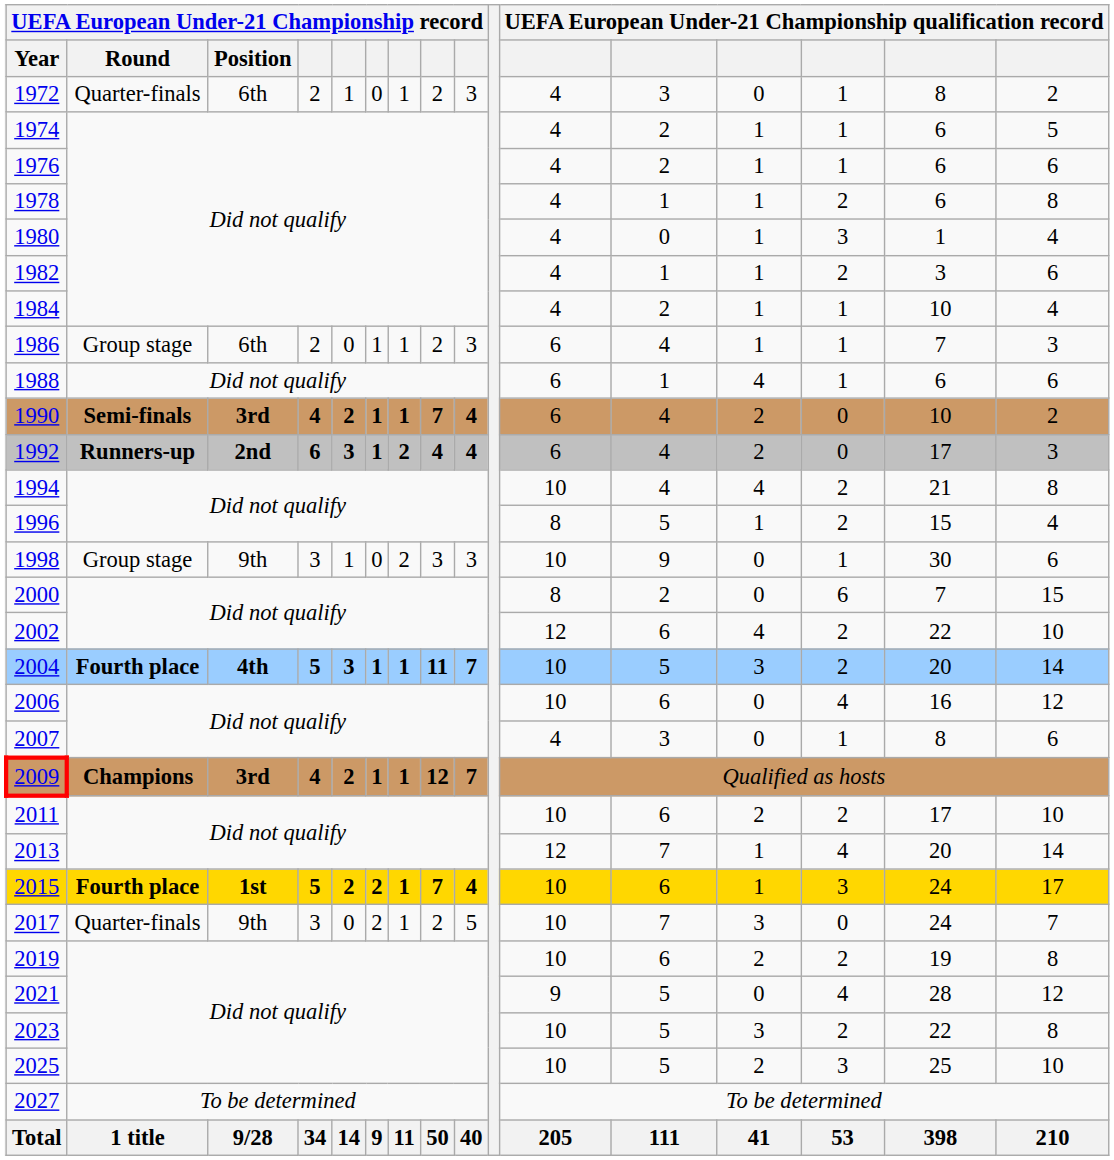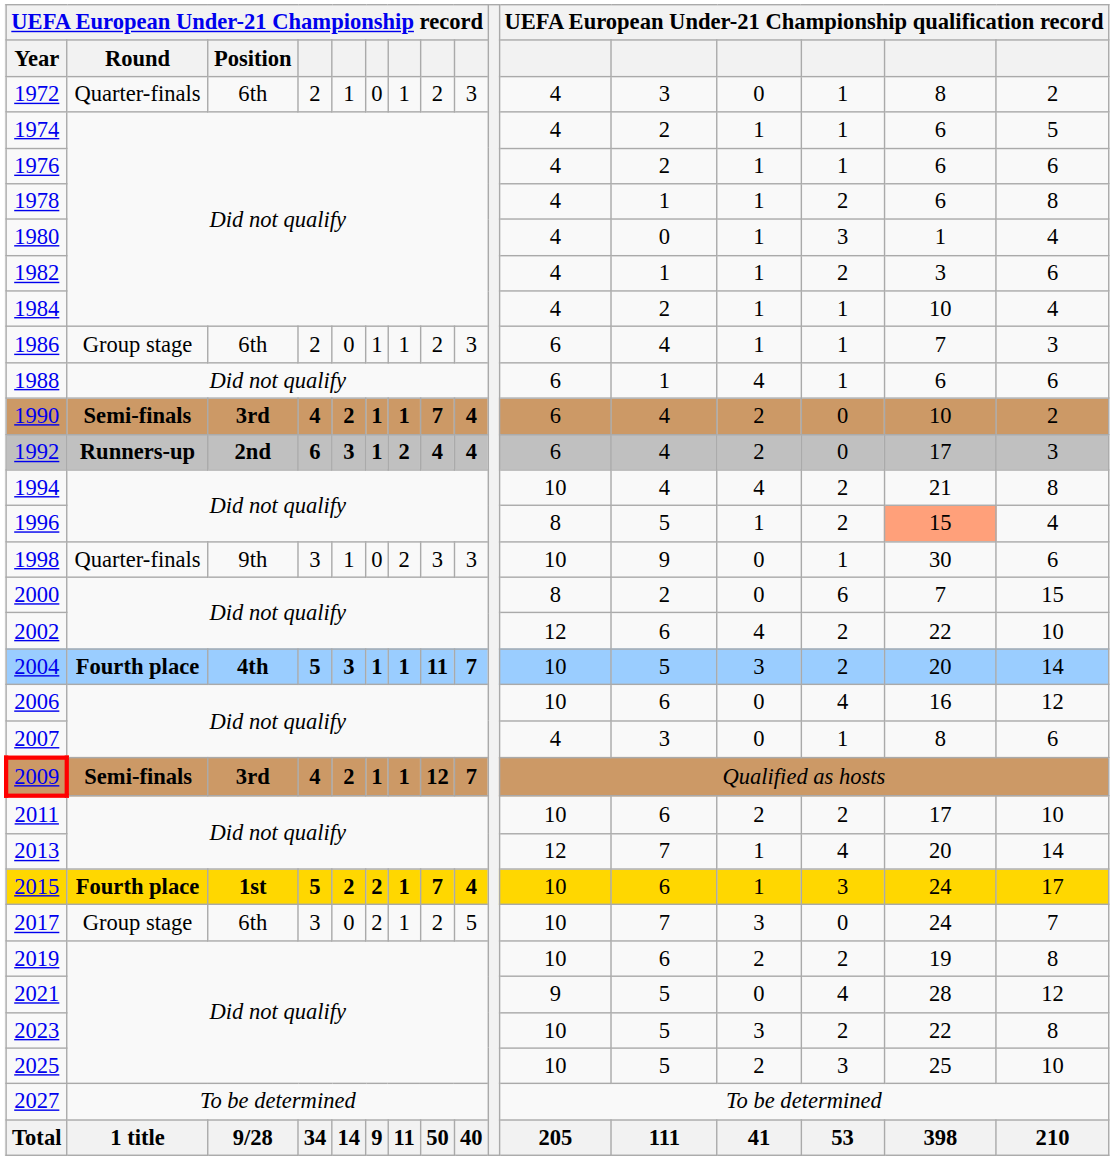(940, 523) no background -> (940, 523) lightsalmon background
(137, 559) Group stage -> (137, 559) Quarter-finals
(138, 776) Champions -> (138, 776) Semi-finals
(137, 922) Quarter-finals -> (137, 922) Group stage
(253, 922) 9th -> (253, 922) 6th
